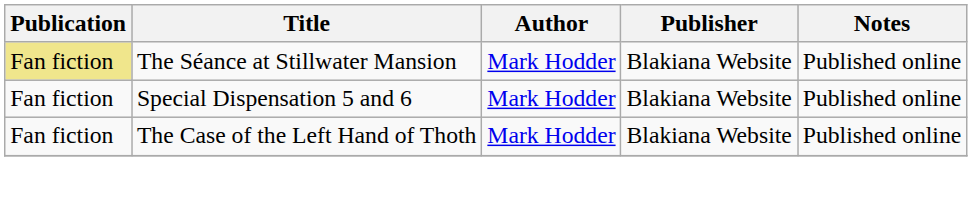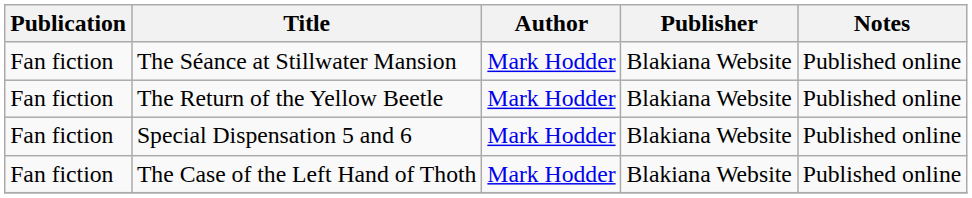(62, 60) khaki background -> (62, 60) no background
+ row: (290, 98)
